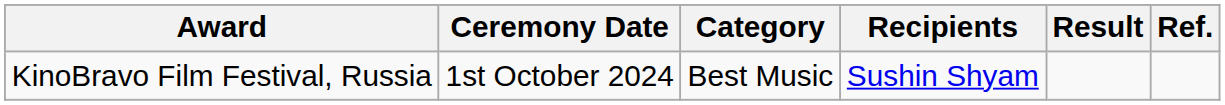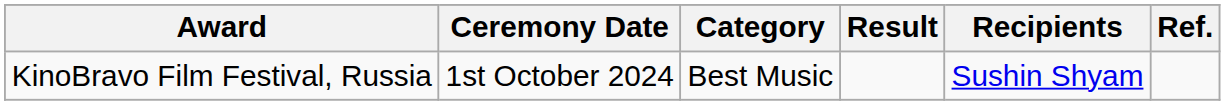columns swapped: (943, 28) <-> (1098, 28)
